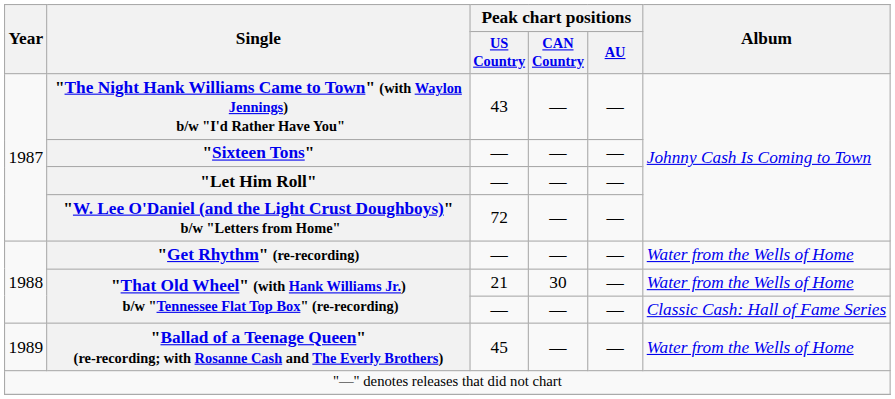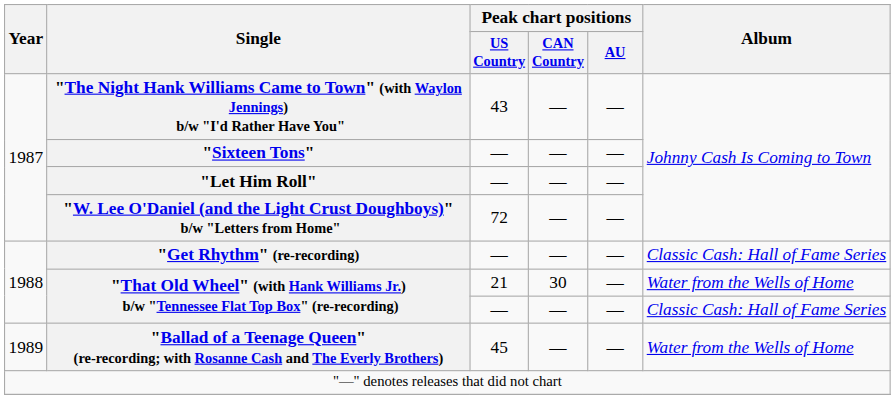(750, 254) Water from the Wells of Home -> (767, 254) Classic Cash: Hall of Fame Series
